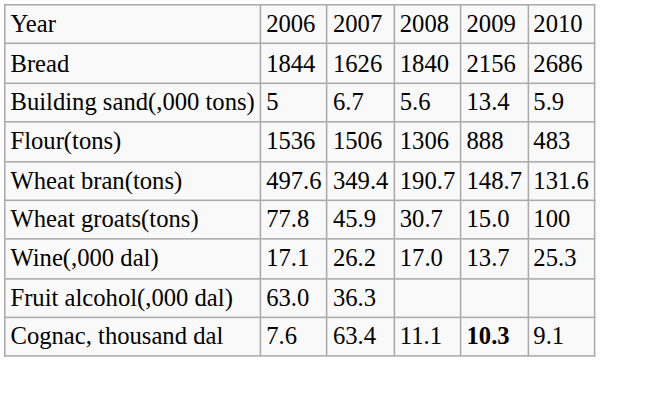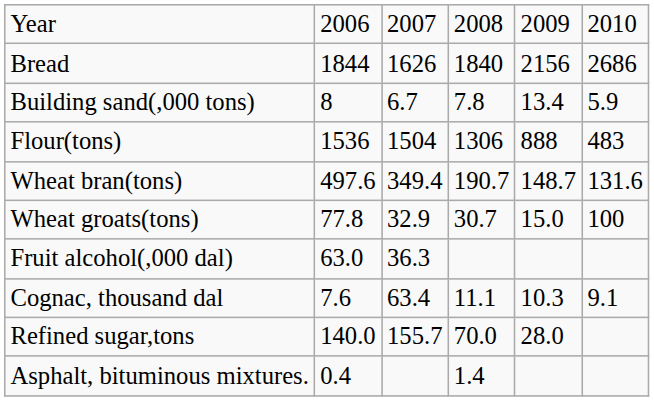(272, 102) 5 -> (326, 102) 8
(415, 102) 5.6 -> (469, 102) 7.8
(358, 141) 1506 -> (412, 141) 1504
(355, 219) 45.9 -> (409, 219) 32.9
- row: (85, 258)
(488, 336) bold -> (542, 297) normal
+ row: (102, 336)
+ row: (160, 375)
